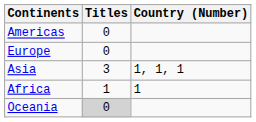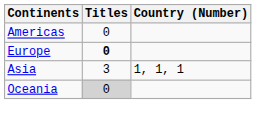(106, 52) normal -> (106, 52) bold
- row: (29, 89)
